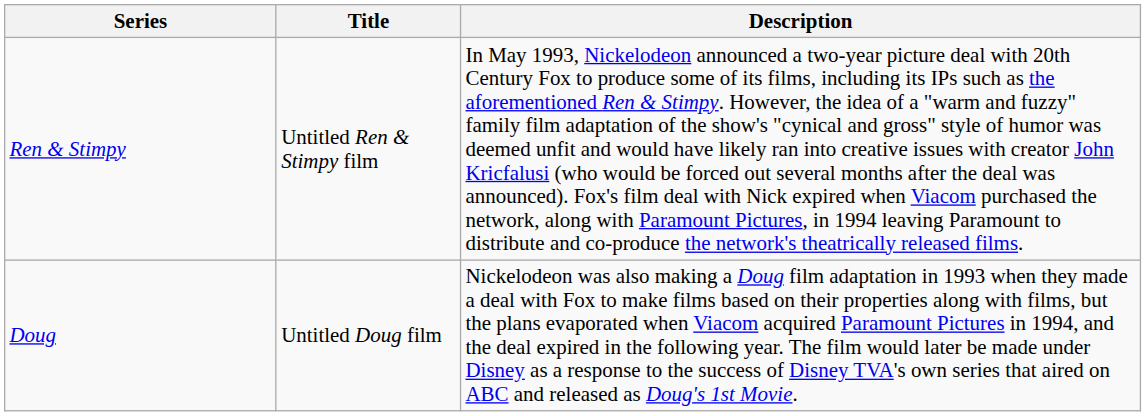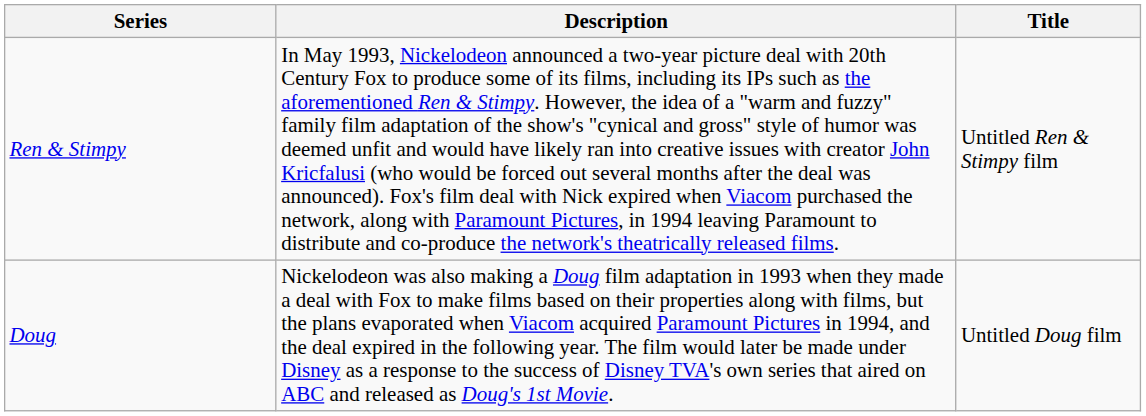columns swapped: (368, 21) <-> (801, 21)
